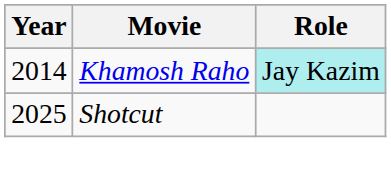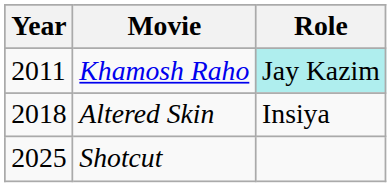(39, 70) 2014 -> (38, 70) 2011
+ row: (147, 114)
